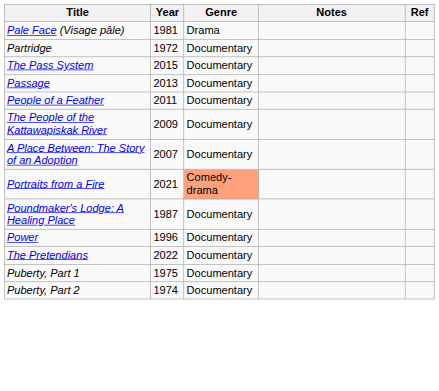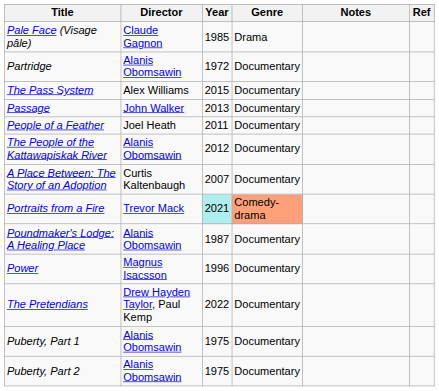+ column: (161, 13)
(166, 30) 1981 -> (217, 36) 1985
(166, 124) 2009 -> (217, 149) 2012
(166, 184) no background -> (217, 209) paleturquoise background
(166, 290) 1974 -> (217, 371) 1975
